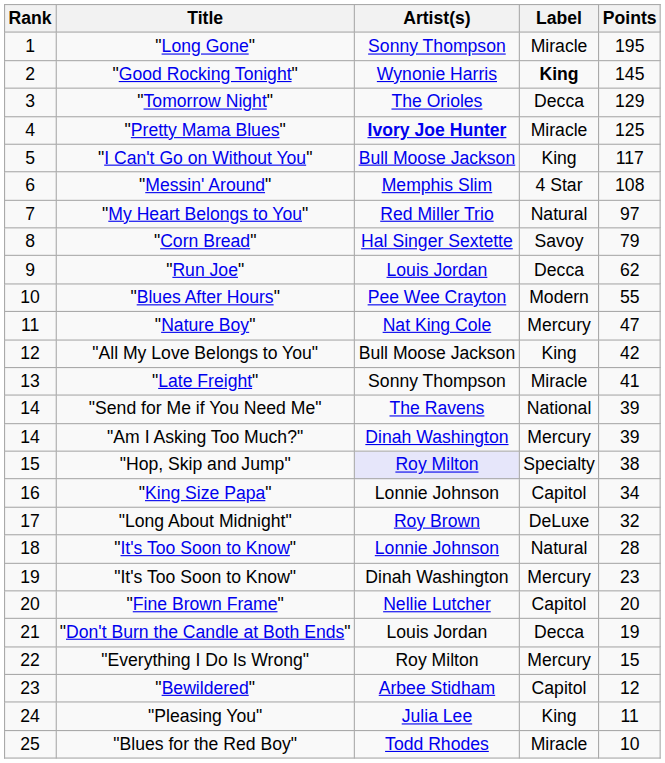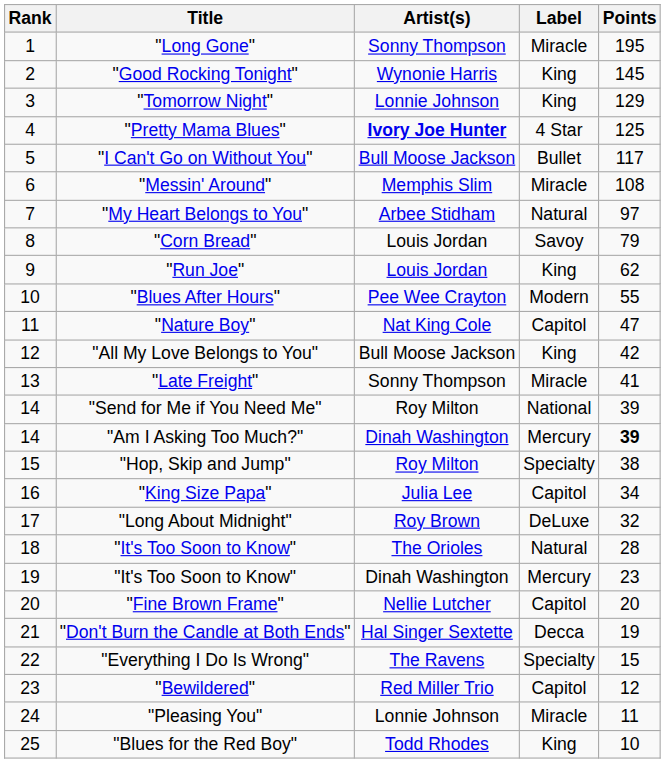(559, 74) bold -> (559, 74) normal
(437, 102) The Orioles -> (437, 102) Lonnie Johnson
(559, 102) Decca -> (559, 102) King
(559, 130) Miracle -> (559, 130) 4 Star
(559, 158) King -> (559, 158) Bullet
(559, 185) 4 Star -> (559, 185) Miracle
(437, 213) Red Miller Trio -> (437, 213) Arbee Stidham
(437, 241) Hal Singer Sextette -> (437, 241) Louis Jordan
(559, 269) Decca -> (559, 269) King
(559, 325) Mercury -> (559, 325) Capitol
(437, 409) The Ravens -> (437, 409) Roy Milton
(630, 437) normal -> (630, 437) bold
(437, 465) lavender background -> (437, 465) no background
(437, 492) Lonnie Johnson -> (437, 492) Julia Lee
(437, 548) Lonnie Johnson -> (437, 548) The Orioles
(437, 632) Louis Jordan -> (437, 632) Hal Singer Sextette
(437, 660) Roy Milton -> (437, 660) The Ravens
(559, 660) Mercury -> (559, 660) Specialty
(437, 688) Arbee Stidham -> (437, 688) Red Miller Trio
(437, 716) Julia Lee -> (437, 716) Lonnie Johnson
(559, 716) King -> (559, 716) Miracle
(559, 744) Miracle -> (559, 744) King
